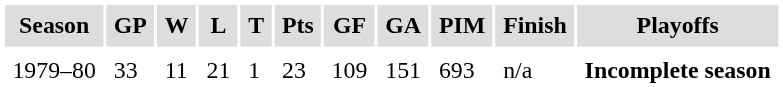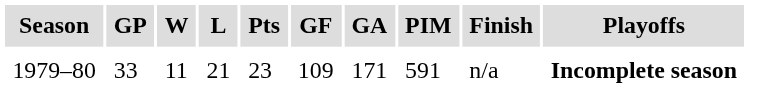- column: (256, 25)
(403, 70) 151 -> (369, 70) 171
(457, 70) 693 -> (423, 70) 591
